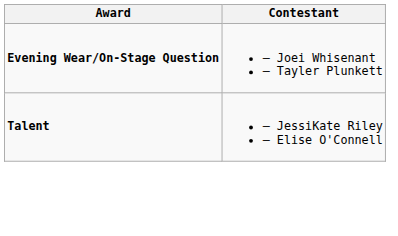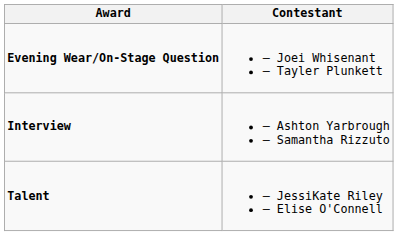+ row: (39, 127)
